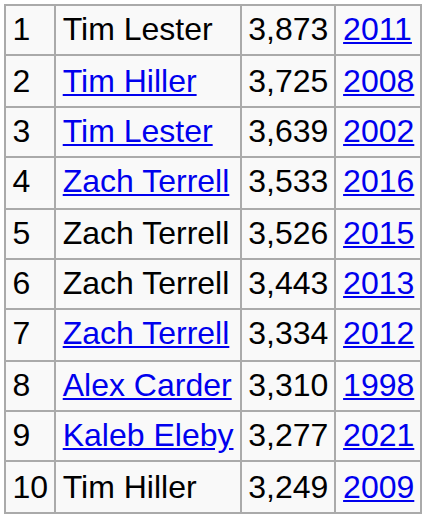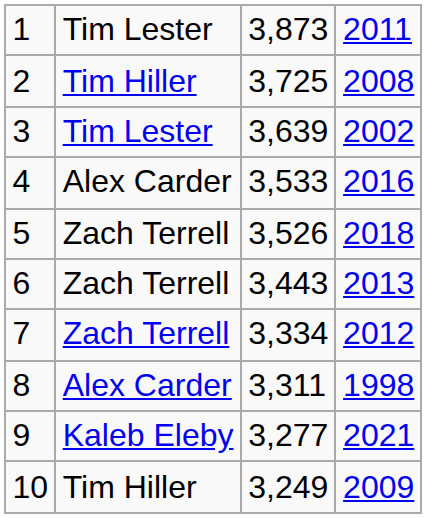(146, 182) Zach Terrell -> (147, 182) Alex Carder
(379, 232) 2015 -> (379, 232) 2018
(288, 385) 3,310 -> (287, 385) 3,311
